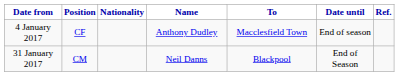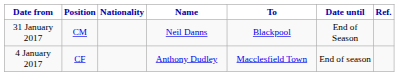rows swapped: (33, 33) <-> (33, 59)
